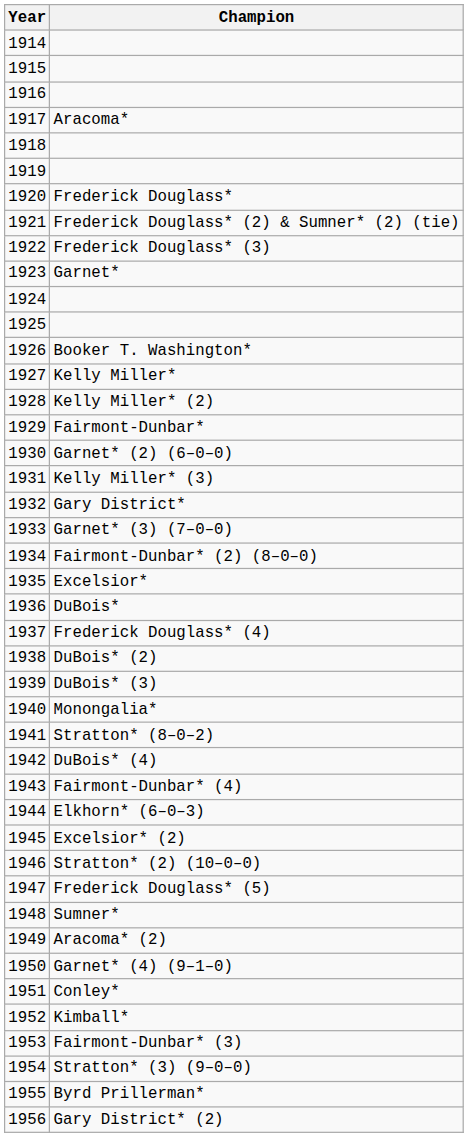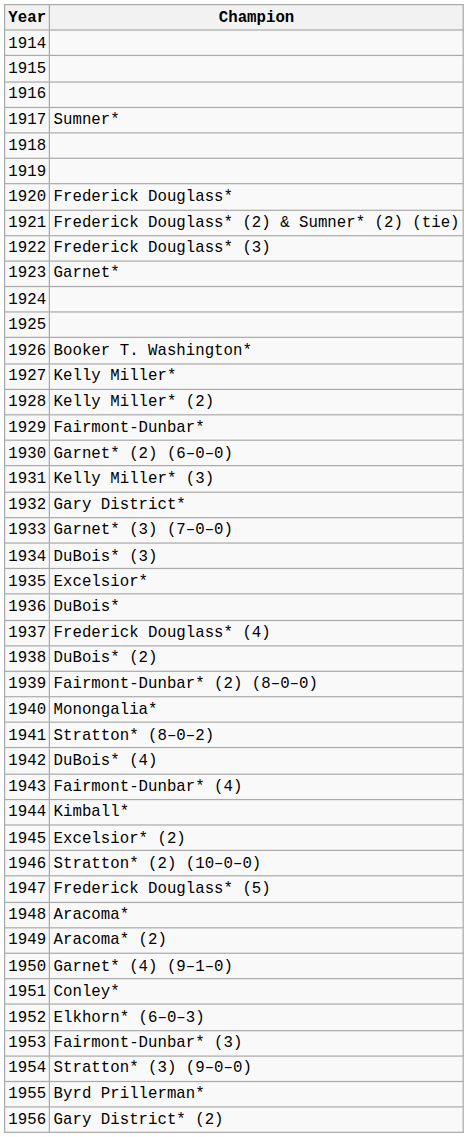(91, 120) Aracoma* -> (87, 120) Sumner*
(186, 556) Fairmont-Dunbar* (2) (8–0–0) -> (106, 556) DuBois* (3)
(106, 684) DuBois* (3) -> (186, 684) Fairmont-Dunbar* (2) (8–0–0)
(129, 812) Elkhorn* (6–0–3) -> (91, 812) Kimball*
(87, 915) Sumner* -> (91, 915) Aracoma*
(91, 1017) Kimball* -> (129, 1017) Elkhorn* (6–0–3)
